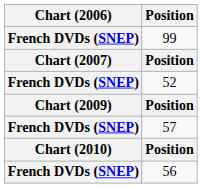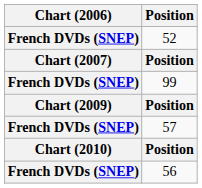rows swapped: (170, 82) <-> (170, 37)
